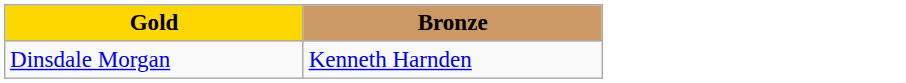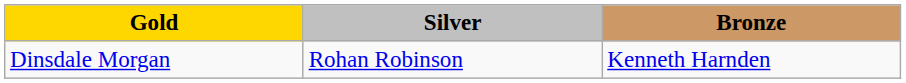+ column: (453, 22)
